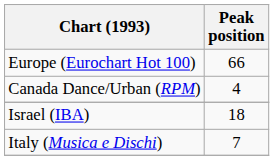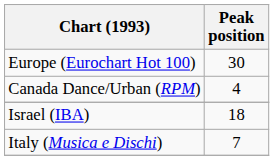(236, 62) 66 -> (236, 62) 30
